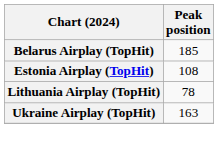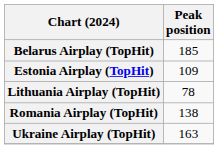(188, 71) 108 -> (188, 71) 109
+ row: (84, 112)
